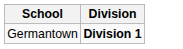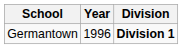+ column: (97, 14)
